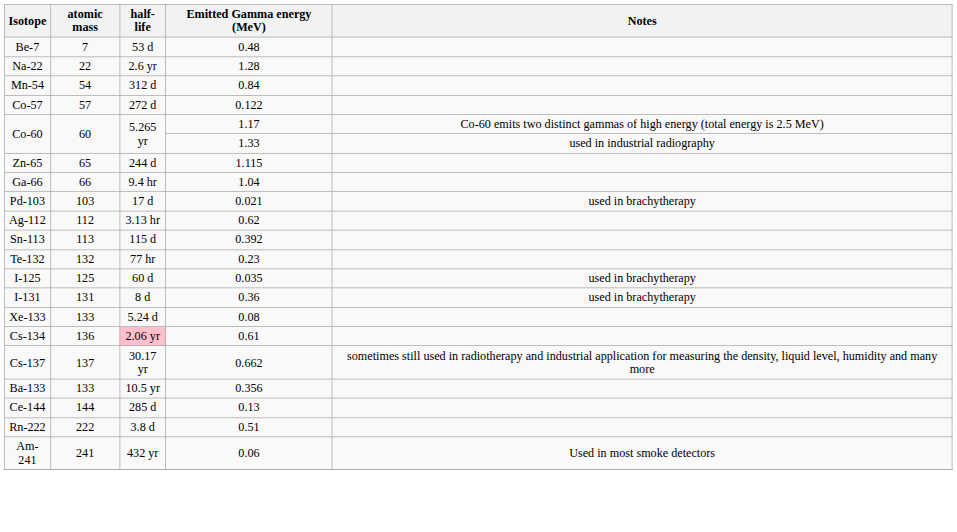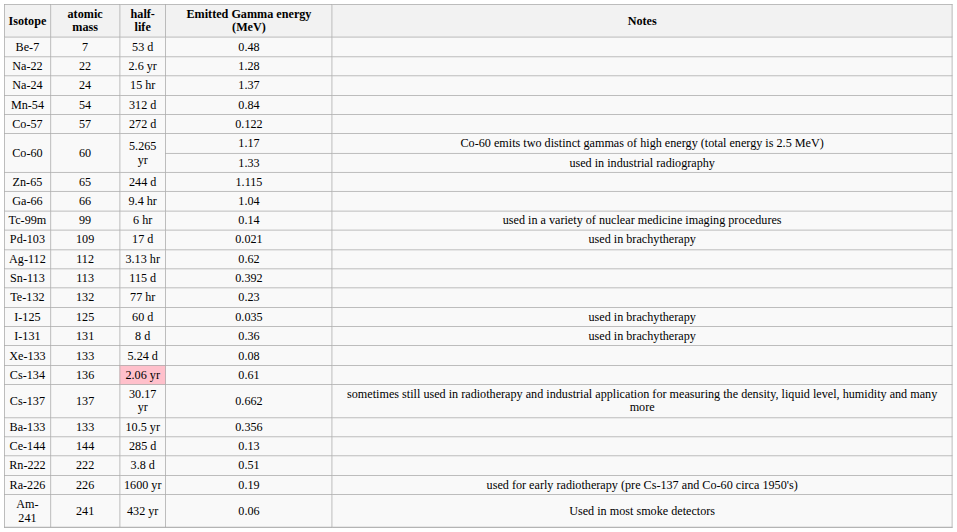+ row: (27, 85)
+ row: (27, 220)
(85, 201) 103 -> (85, 239) 109
+ row: (27, 485)
